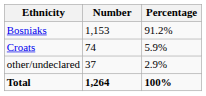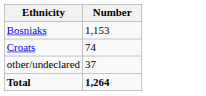- column: (172, 13)
